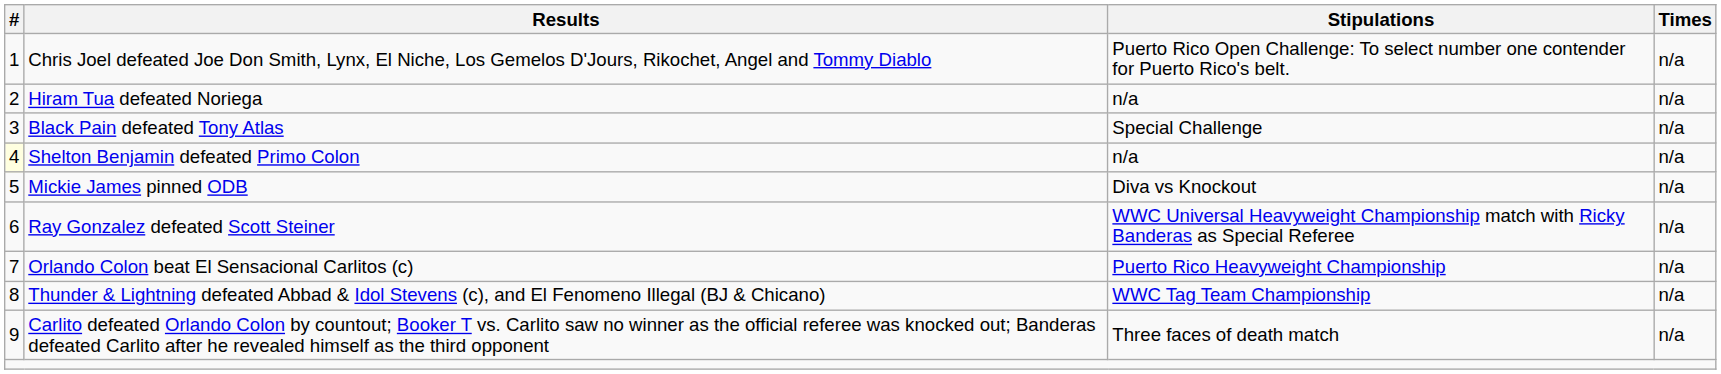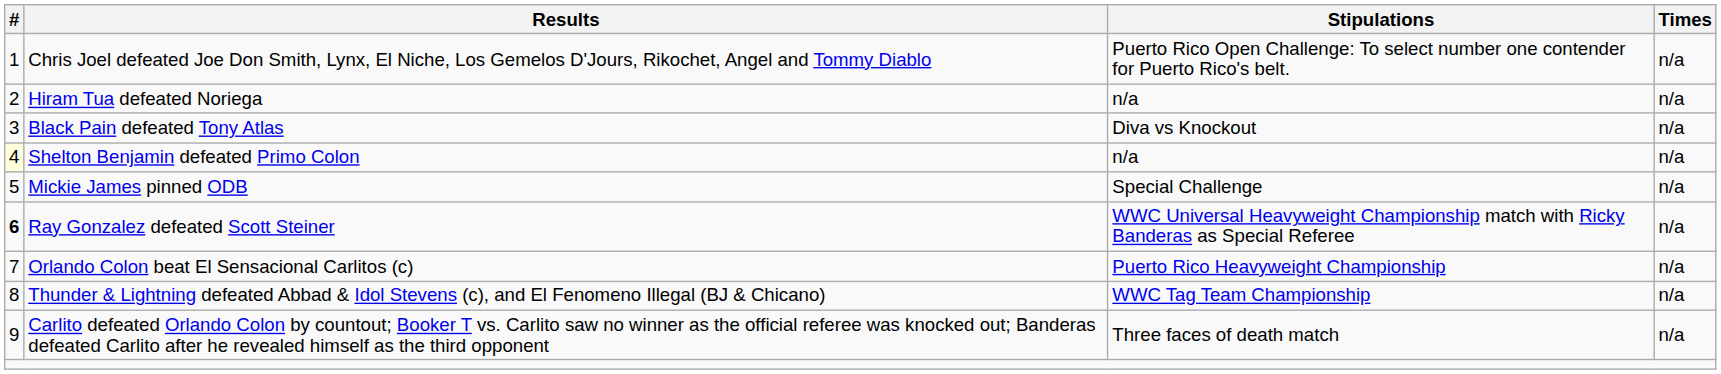(1187, 128) Special Challenge -> (1184, 128) Diva vs Knockout
(1184, 186) Diva vs Knockout -> (1187, 186) Special Challenge
(14, 226) normal -> (14, 226) bold
